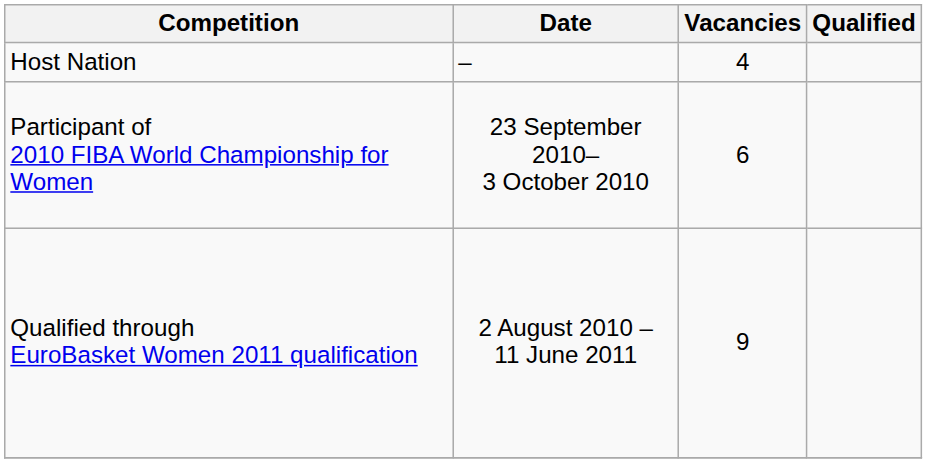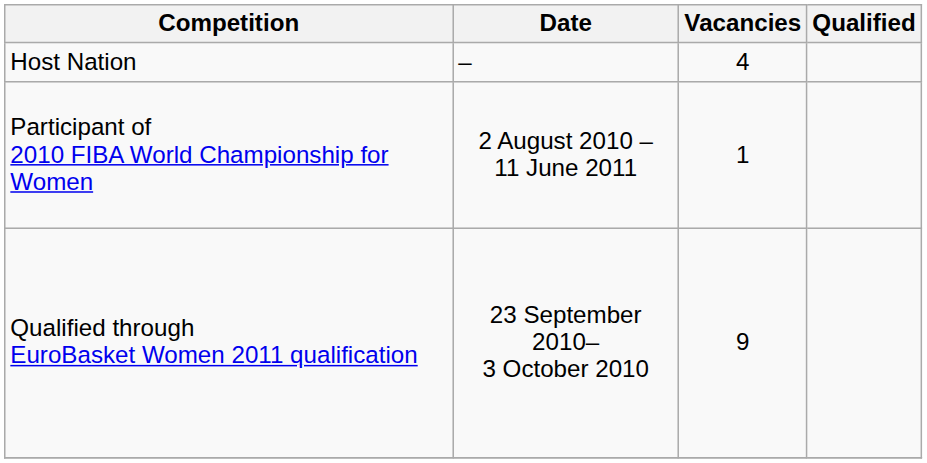(566, 154) 23 September 2010– 3 October 2010 -> (566, 154) 2 August 2010 – 11 June 2011
(743, 154) 6 -> (743, 154) 1
(566, 342) 2 August 2010 – 11 June 2011 -> (566, 342) 23 September 2010– 3 October 2010
